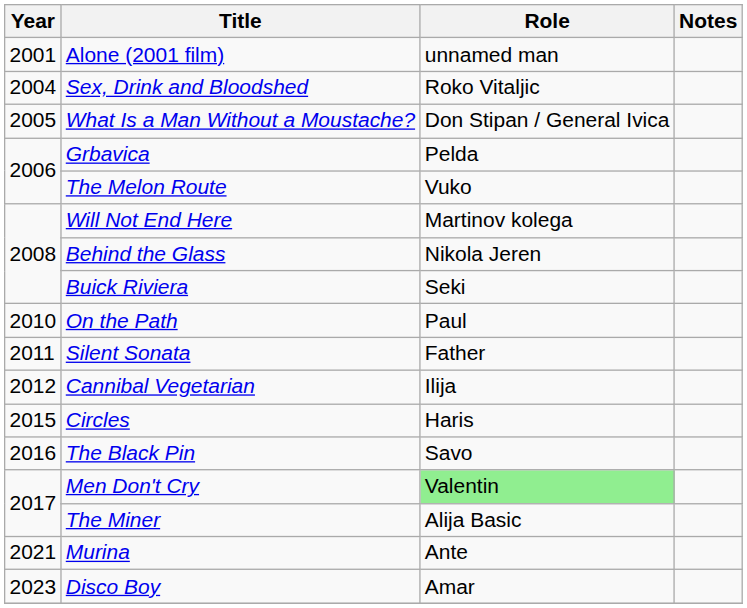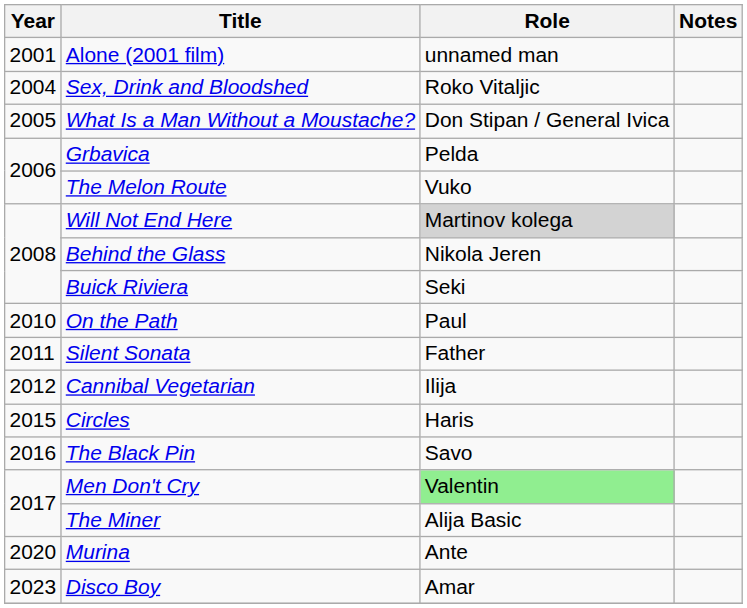(499, 220) no background -> (499, 220) lightgrey background
(33, 552) 2021 -> (33, 552) 2020
